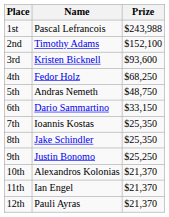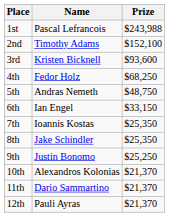(72, 108) Dario Sammartino -> (54, 108) Ian Engel
(54, 188) Ian Engel -> (72, 188) Dario Sammartino
